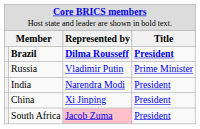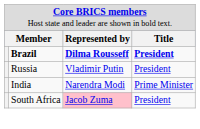(164, 69) Prime Minister -> (152, 69) President
(152, 85) President -> (164, 85) Prime Minister
- row: (23, 100)
